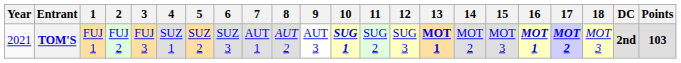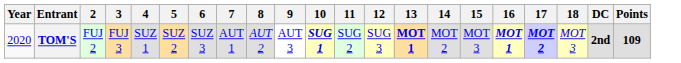- column: (93, 13)
(19, 40) 2021 -> (19, 40) 2020
(657, 40) 103 -> (632, 40) 109
